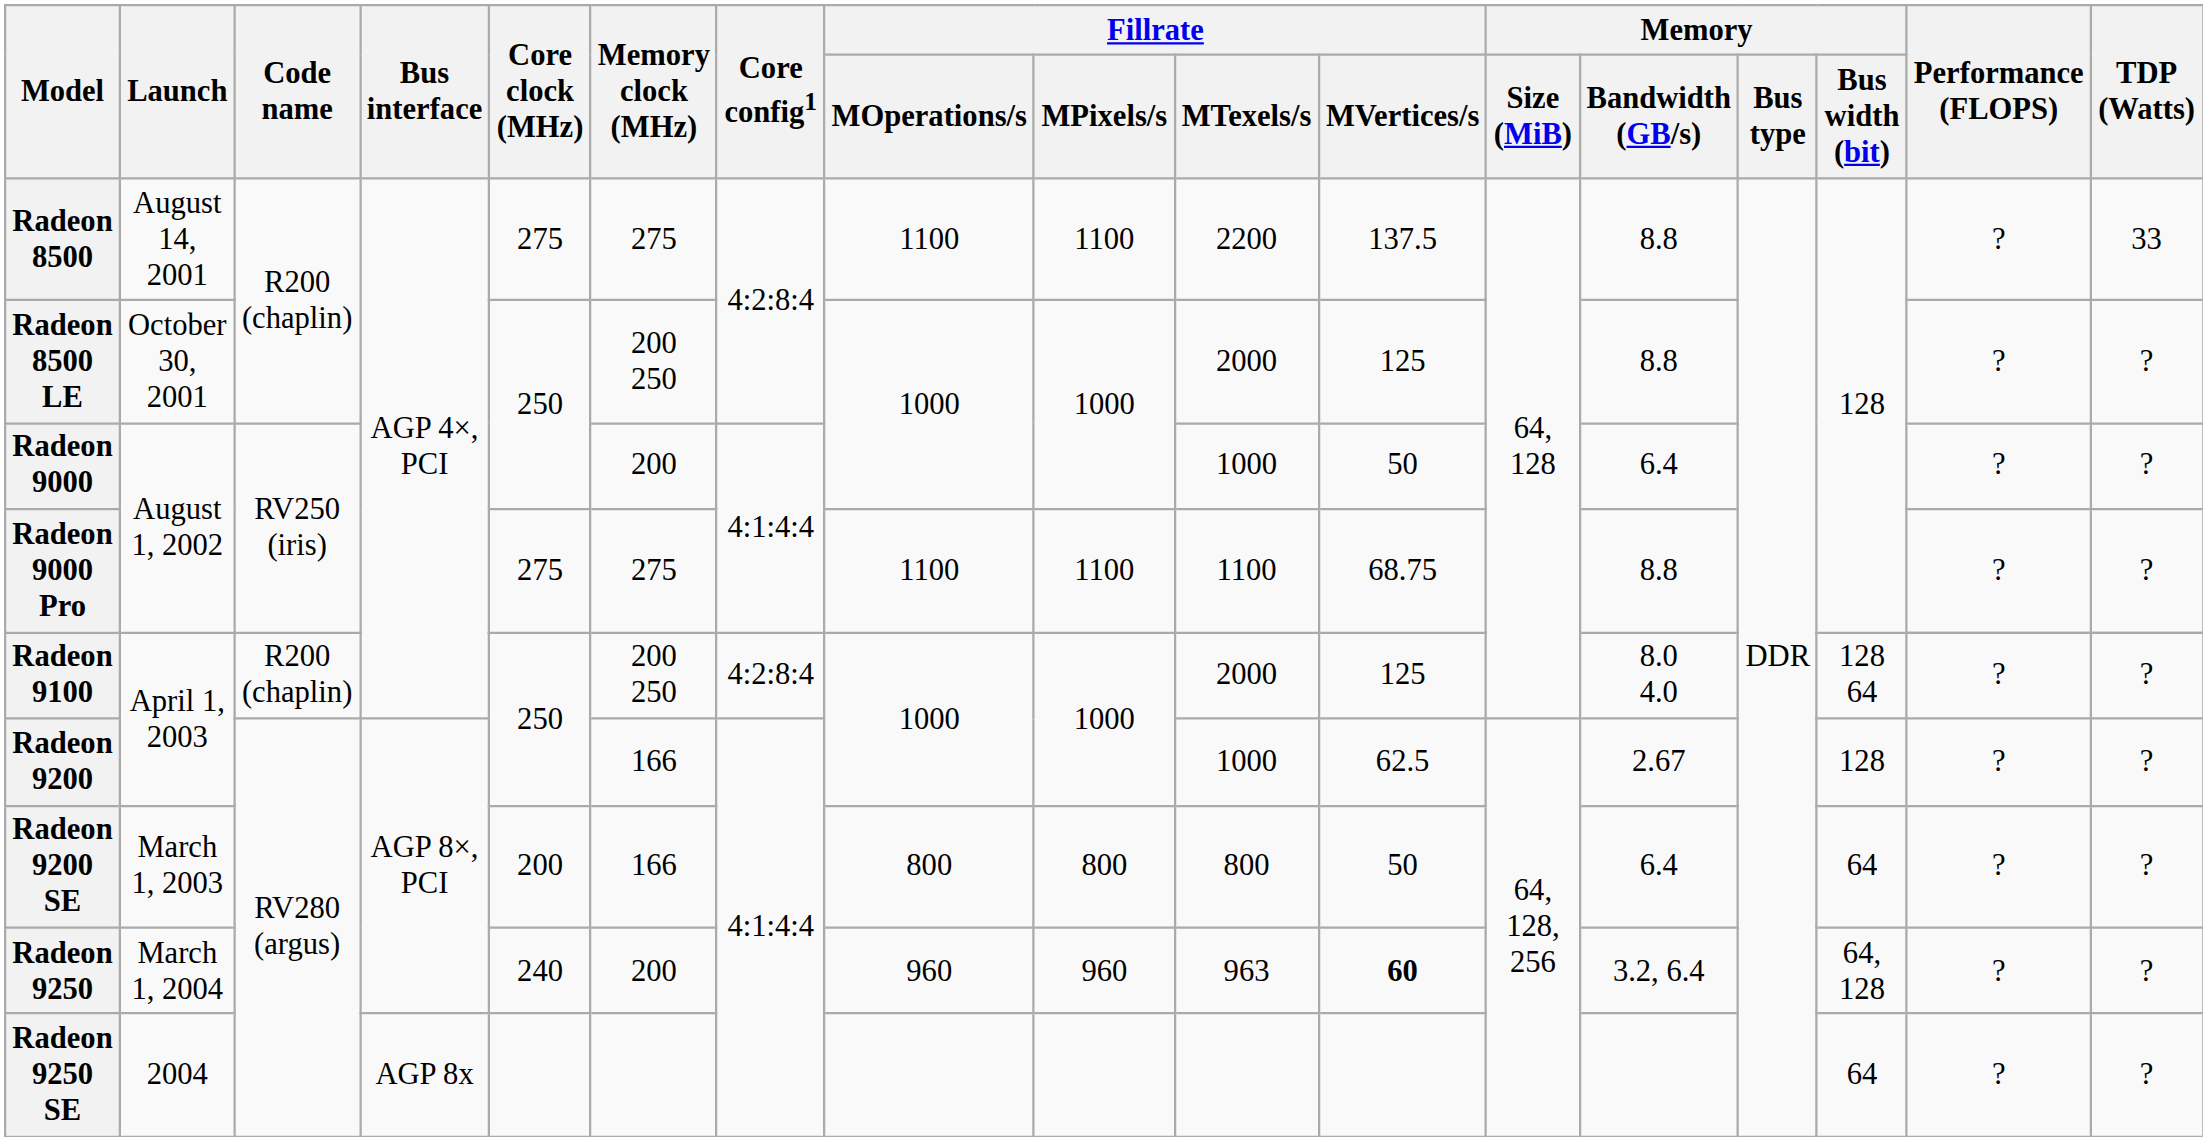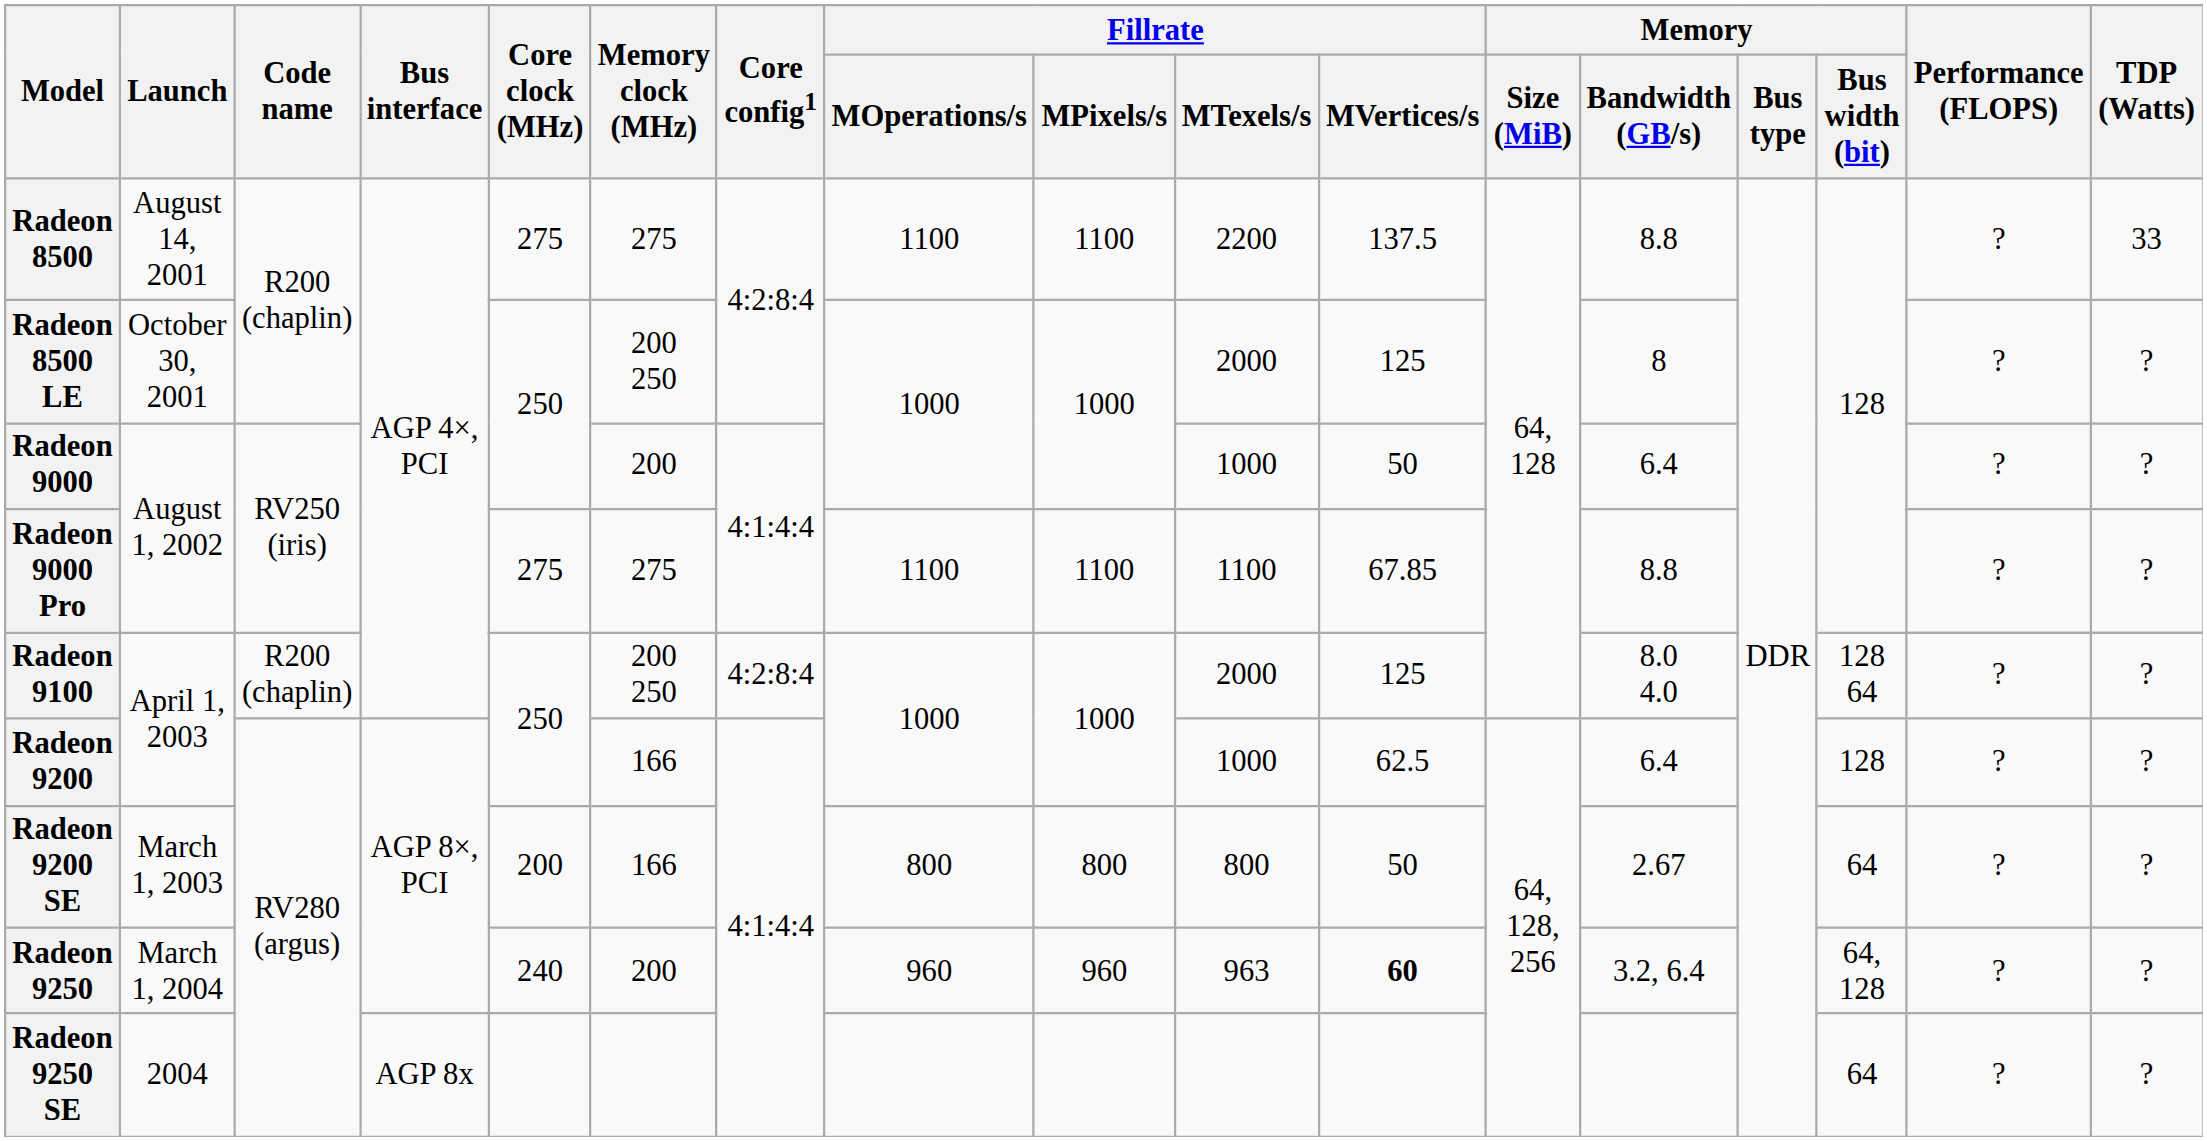(1659, 360) 8.8 -> (1659, 360) 8
(1403, 569) 68.75 -> (1403, 569) 67.85
(1659, 760) 2.67 -> (1659, 760) 6.4
(1659, 865) 6.4 -> (1659, 865) 2.67
